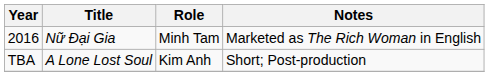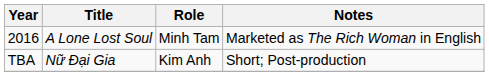(80, 37) Nữ Đại Gia -> (99, 37) A Lone Lost Soul
(99, 60) A Lone Lost Soul -> (80, 60) Nữ Đại Gia
